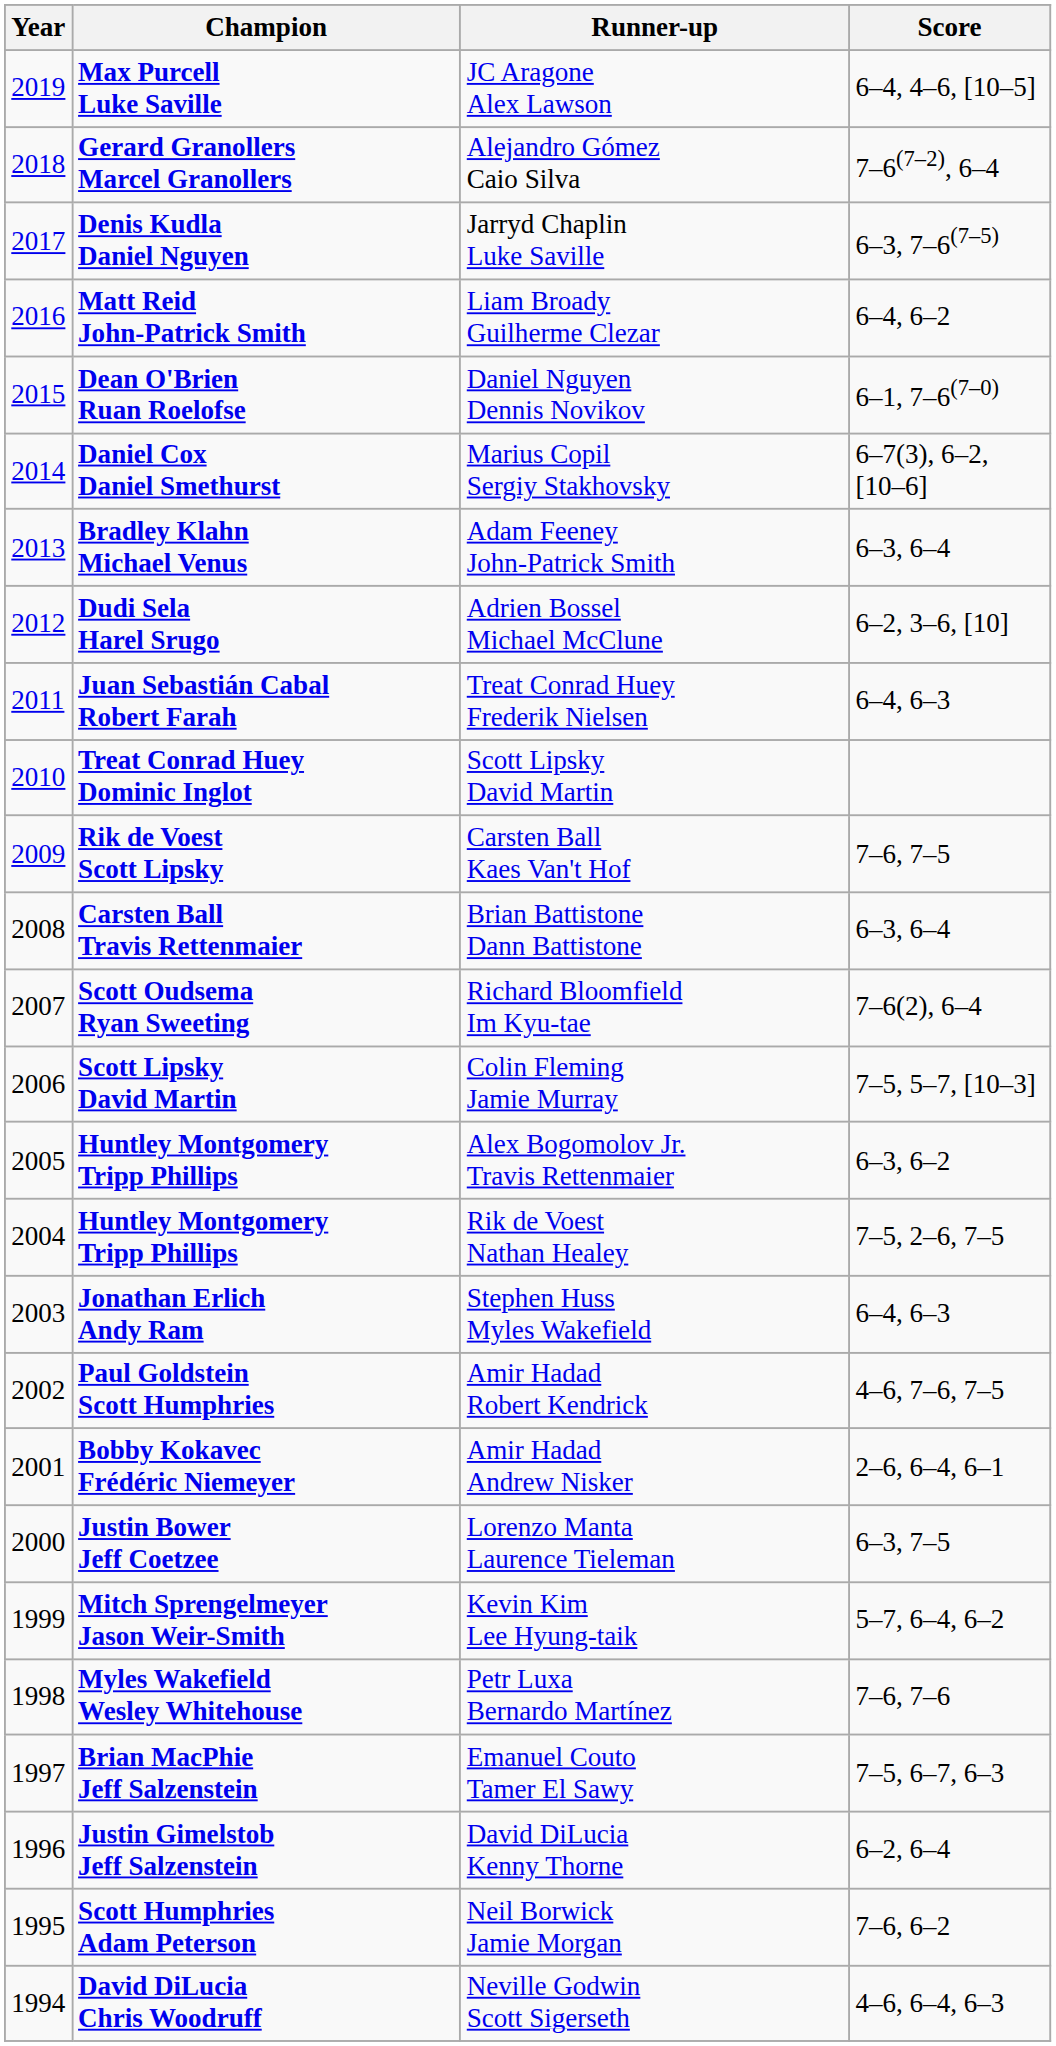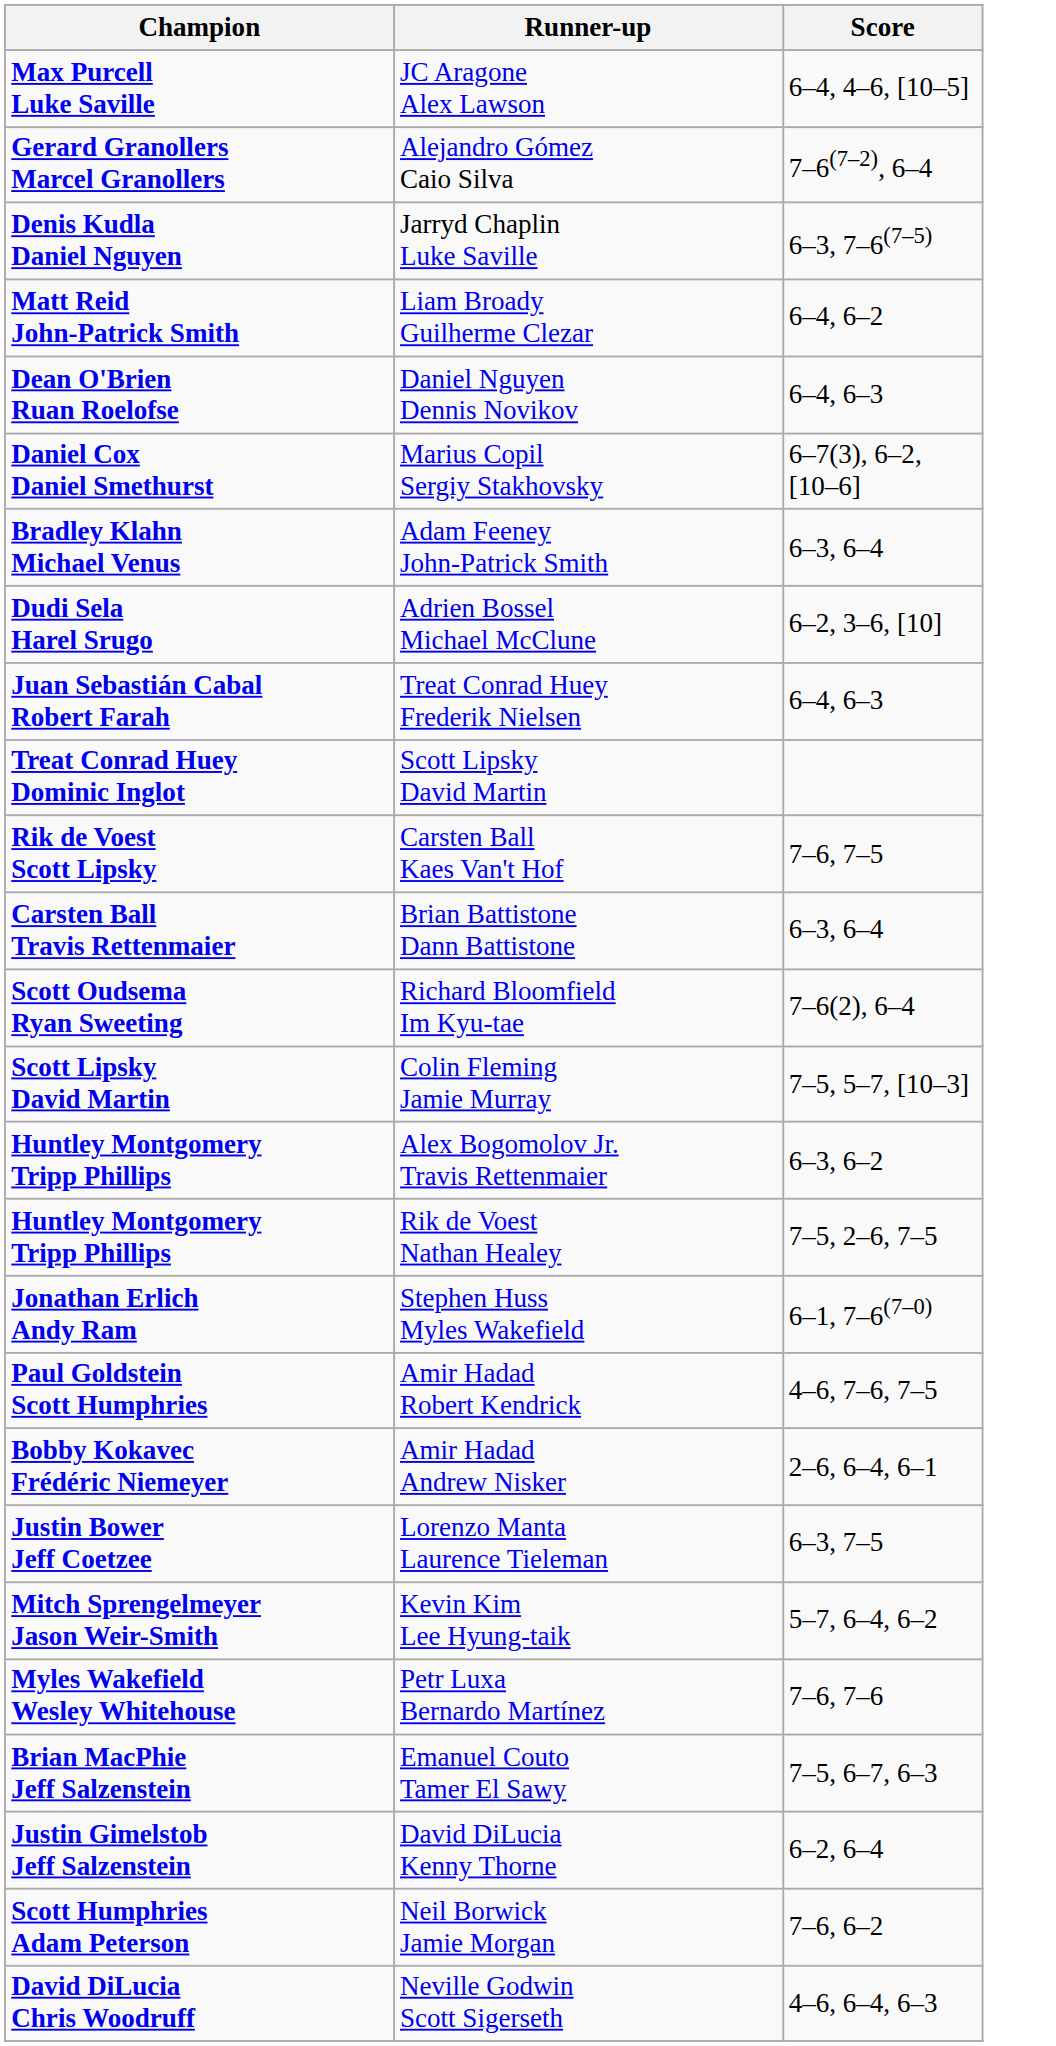- column: (38, 27)
(927, 394) 6–1, 7–6(7–0) -> (836, 394) 6–4, 6–3
(903, 1313) 6–4, 6–3 -> (860, 1313) 6–1, 7–6(7–0)
